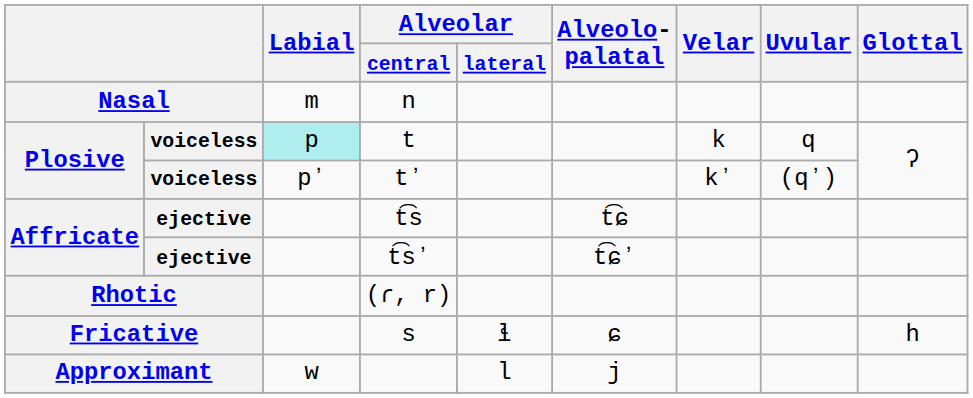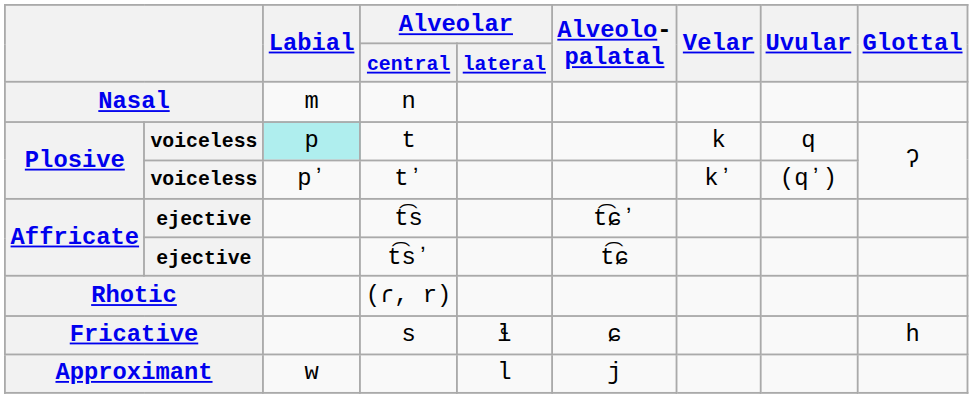(614, 218) t͡ɕ -> (614, 218) t͡ɕʼ
(614, 257) t͡ɕʼ -> (614, 257) t͡ɕ
